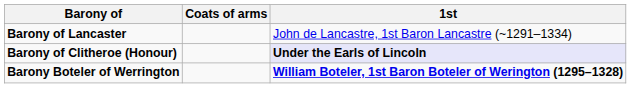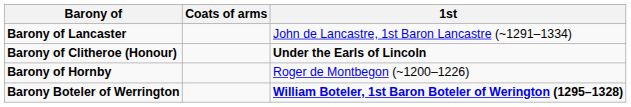(350, 53) lavender background -> (350, 53) no background
+ row: (59, 72)
